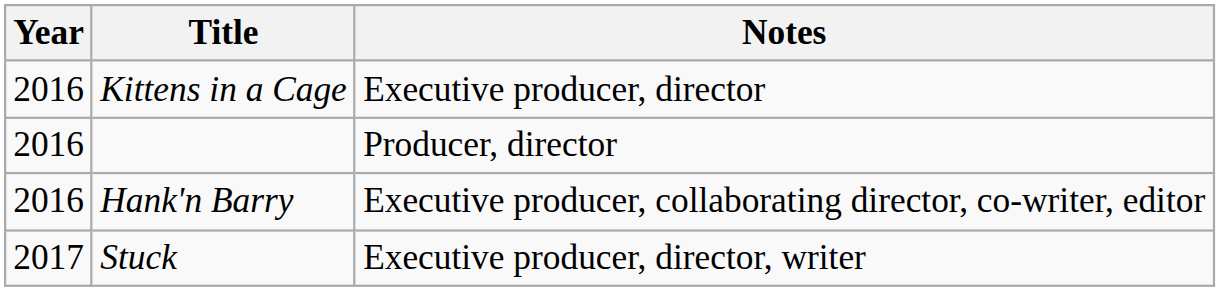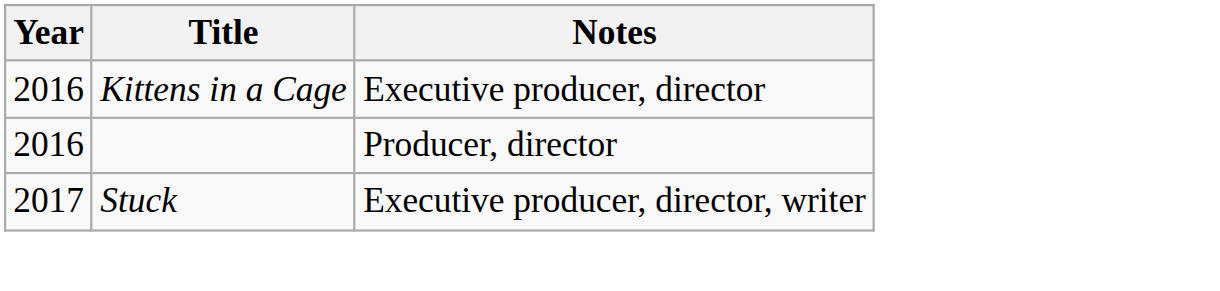- row: (197, 200)
